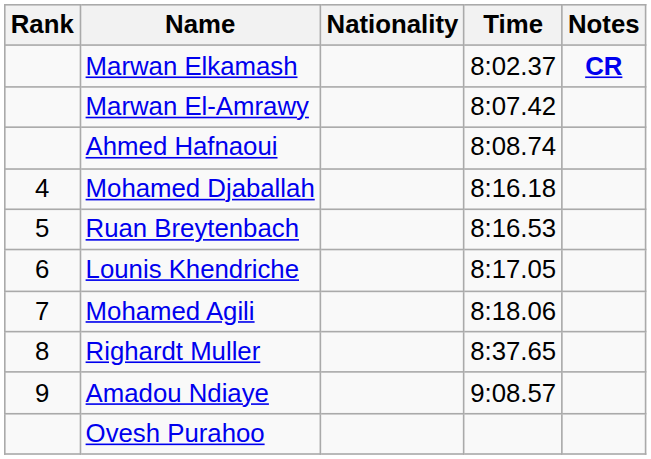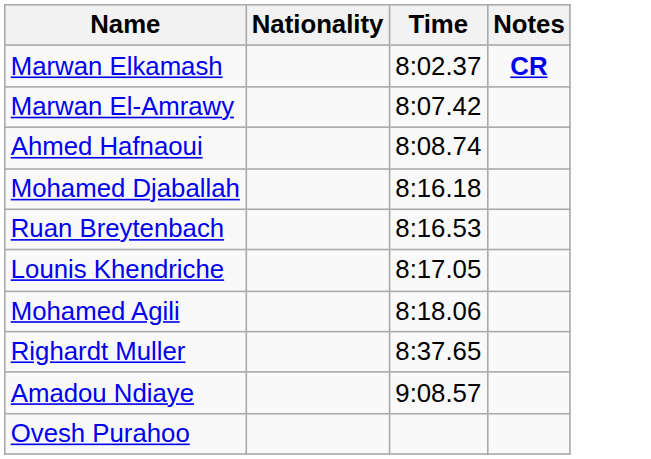- column: (42, 24)
